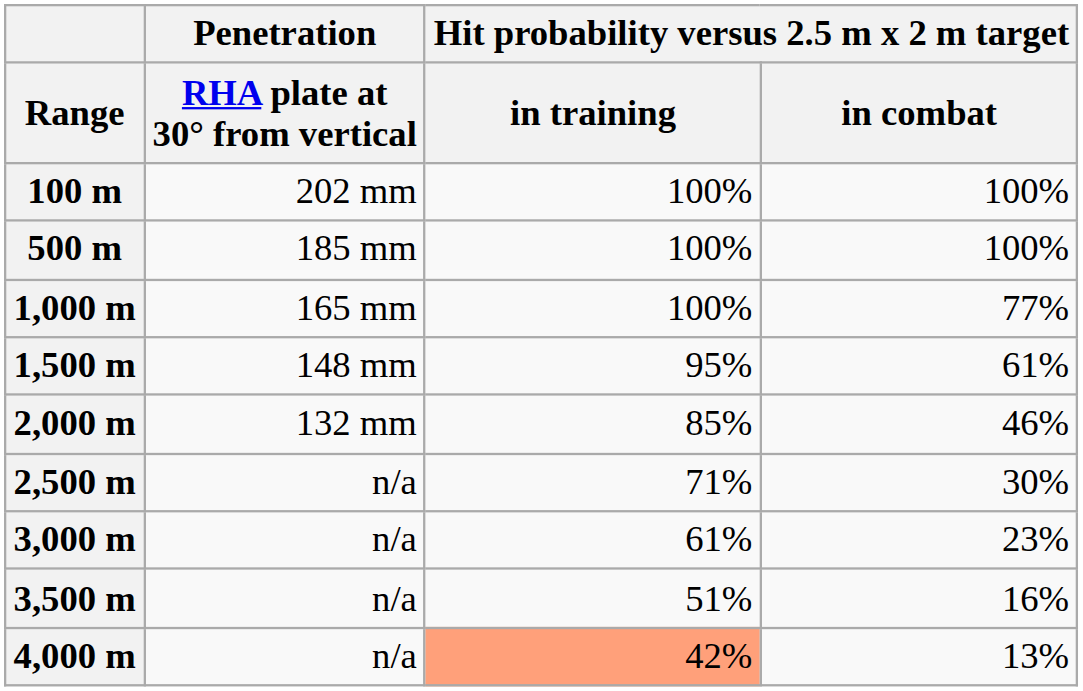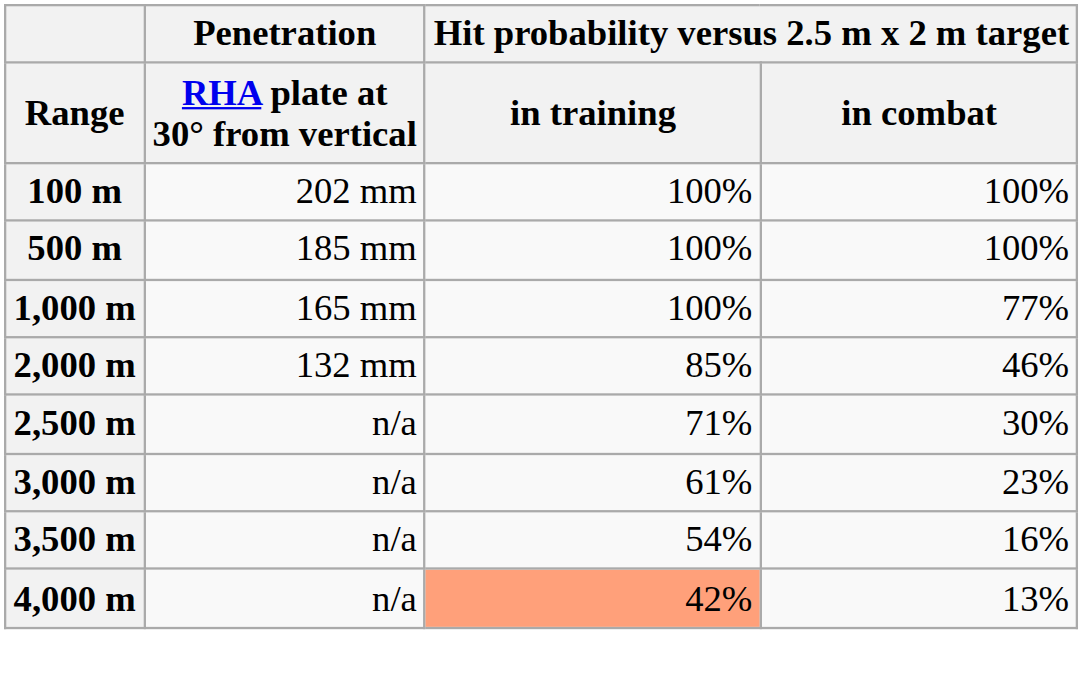- row: (75, 365)
(719, 597) 51% -> (719, 539) 54%
